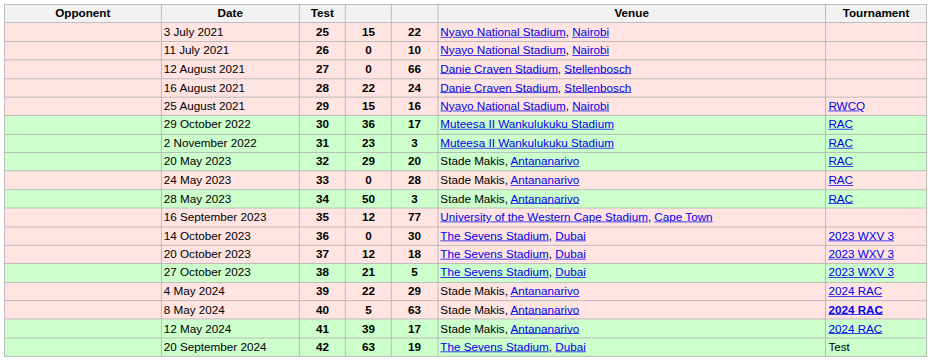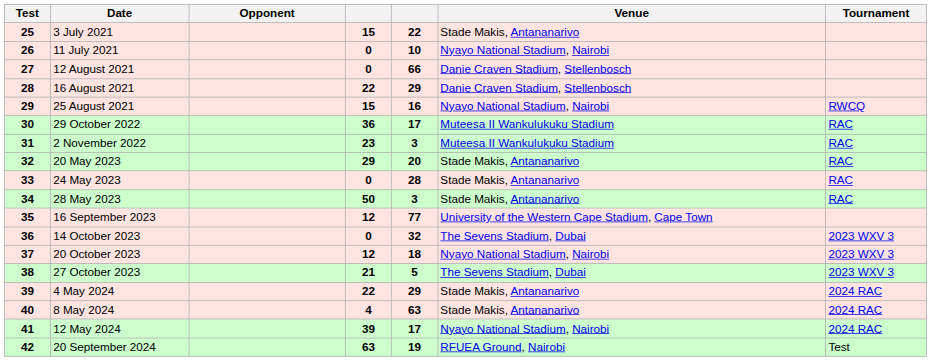columns swapped: (322, 13) <-> (83, 13)
(525, 32) Nyayo National Stadium, Nairobi -> (510, 32) Stade Makis, Antananarivo
(415, 87) 24 -> (415, 87) 29
(415, 236) 30 -> (415, 236) 32
(513, 254) The Sevens Stadium, Dubai -> (525, 254) Nyayo National Stadium, Nairobi
(369, 310) 5 -> (369, 310) 4
(856, 310) bold -> (855, 310) normal
(510, 328) Stade Makis, Antananarivo -> (525, 328) Nyayo National Stadium, Nairobi
(513, 347) The Sevens Stadium, Dubai -> (503, 347) RFUEA Ground, Nairobi
